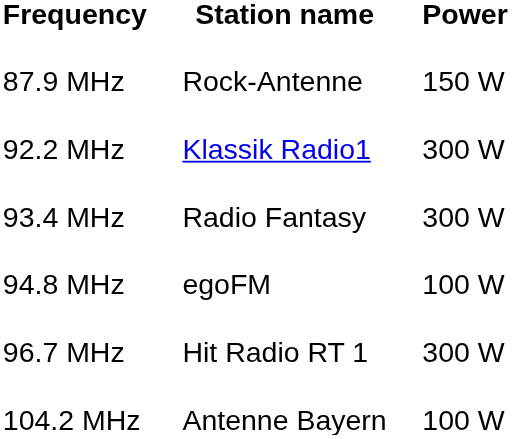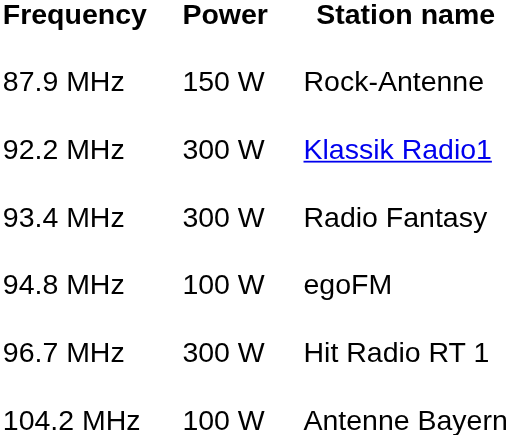columns swapped: (465, 14) <-> (285, 14)
